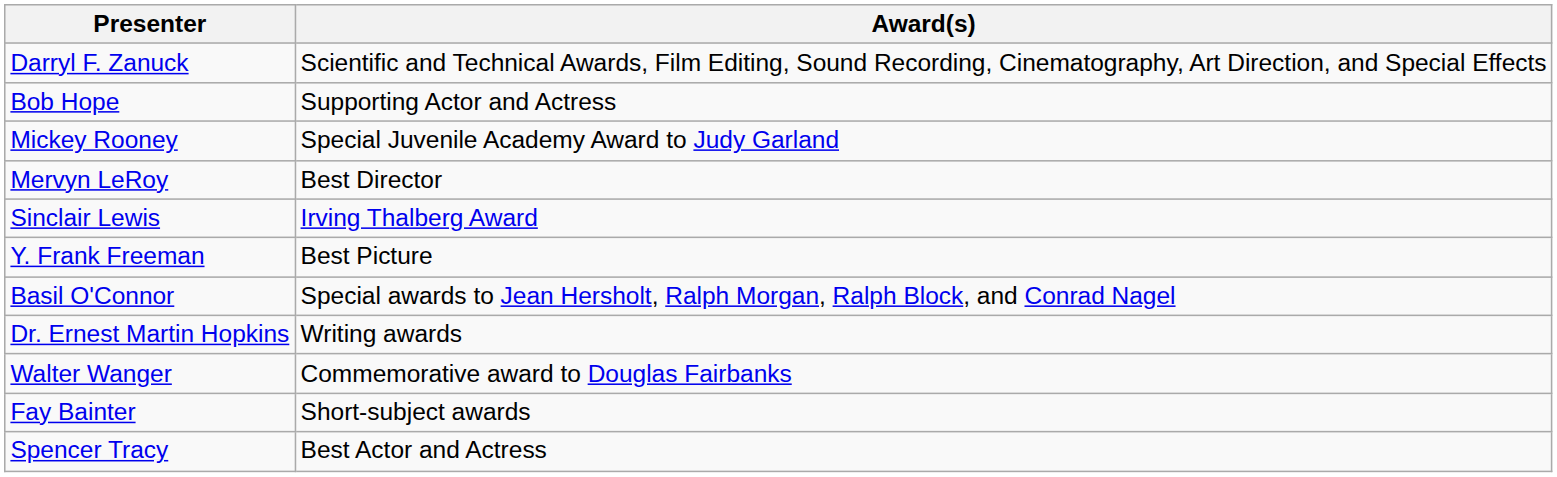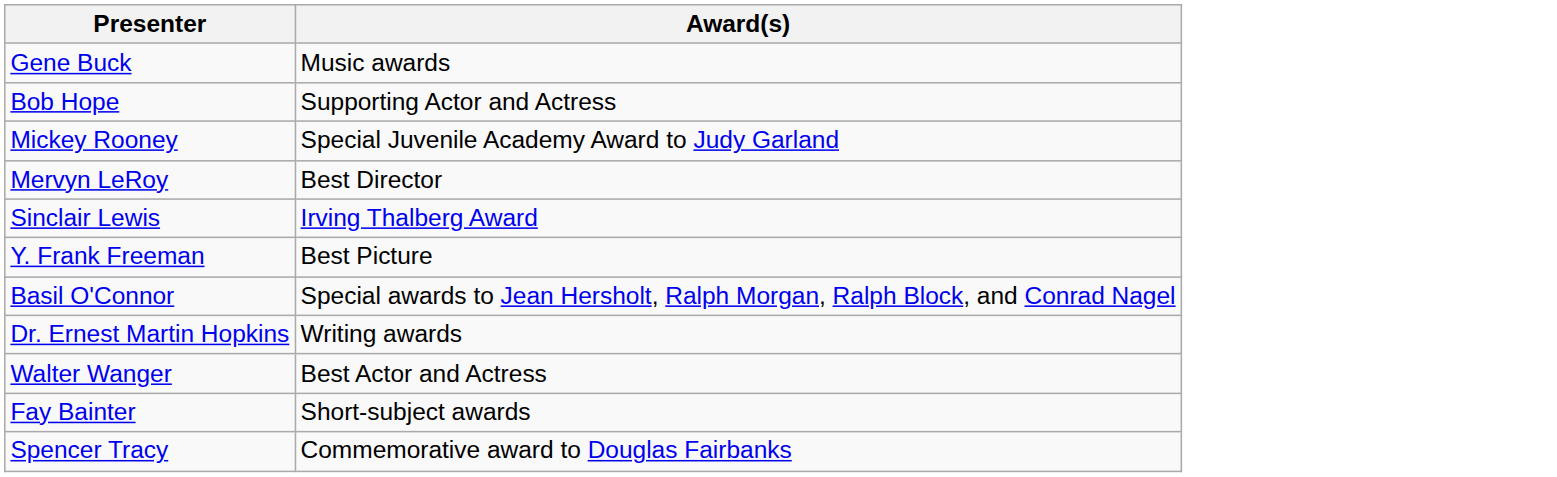- row: (100, 62)
+ row: (71, 62)
(546, 373) Commemorative award to Douglas Fairbanks -> (424, 373) Best Actor and Actress
(424, 450) Best Actor and Actress -> (546, 450) Commemorative award to Douglas Fairbanks
